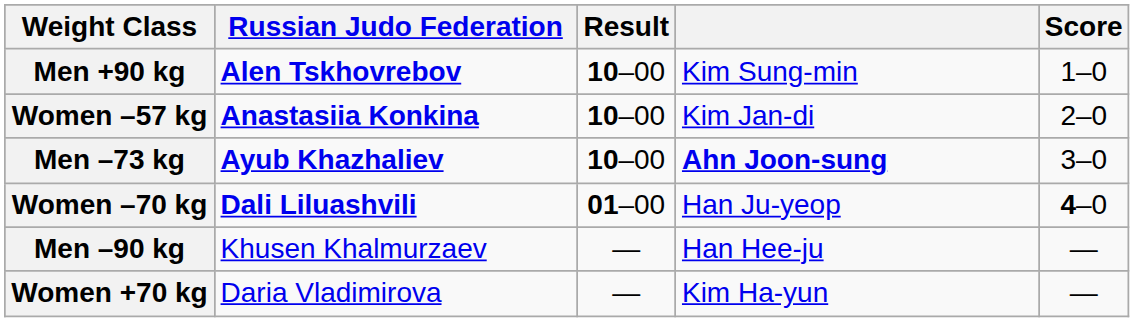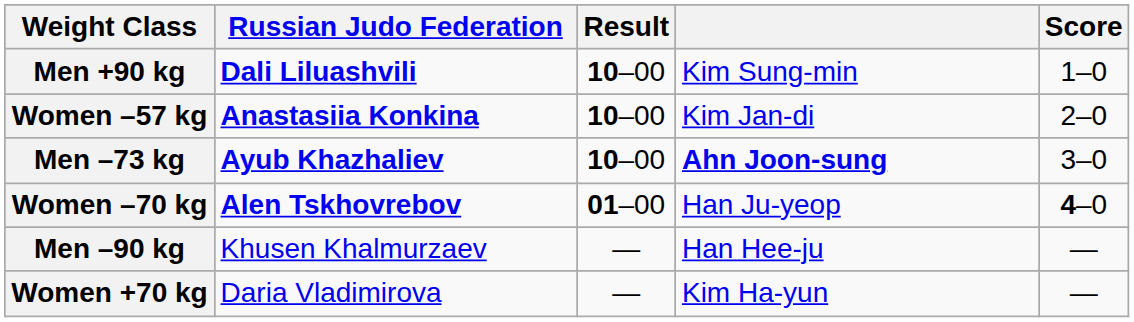(341, 71) Alen Tskhovrebov -> (319, 71) Dali Liluashvili
(319, 204) Dali Liluashvili -> (341, 204) Alen Tskhovrebov
